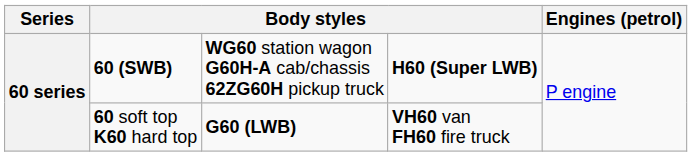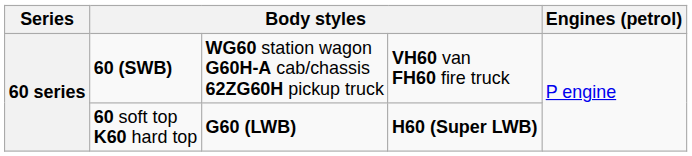(465, 68) H60 (Super LWB) -> (451, 68) VH60 van FH60 fire truck
(451, 126) VH60 van FH60 fire truck -> (465, 126) H60 (Super LWB)
